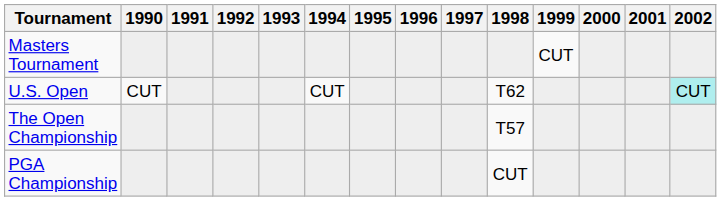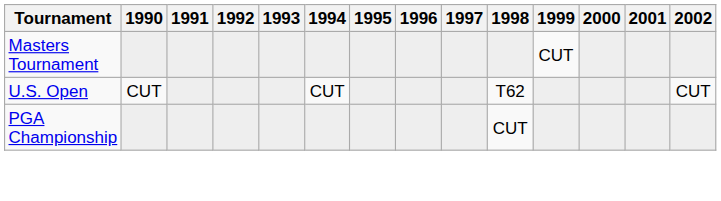(693, 91) paleturquoise background -> (693, 91) no background
- row: (63, 128)
